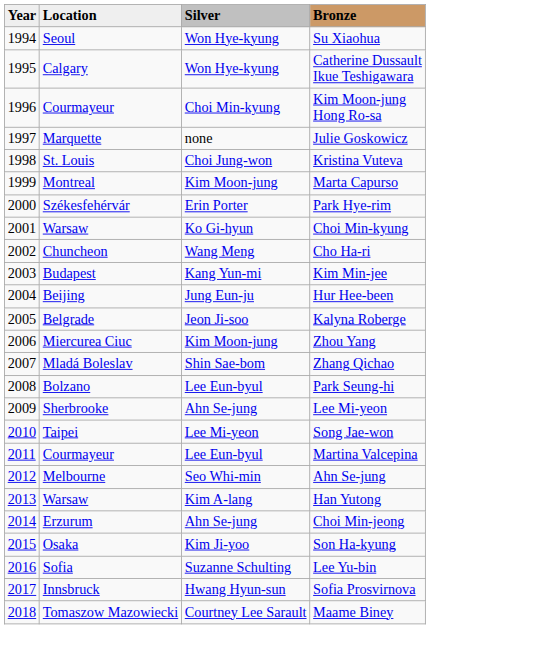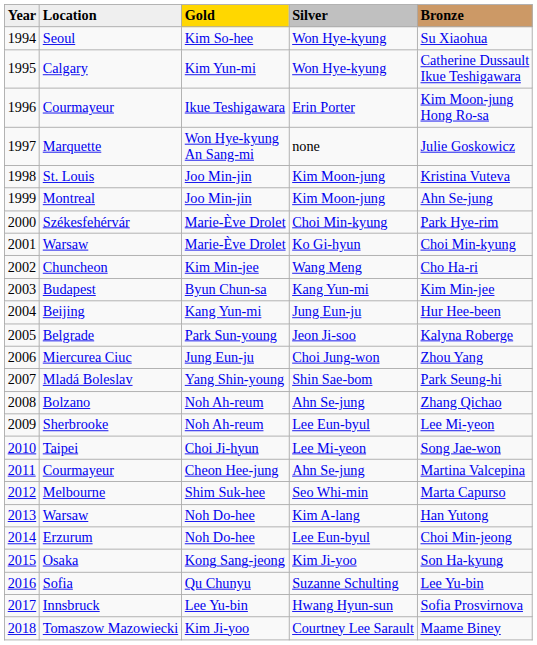+ column: (200, 15)
(232, 107) Choi Min-kyung -> (324, 107) Erin Porter
(228, 160) Choi Jung-won -> (339, 176) Kim Moon-jung
(356, 183) Marta Capurso -> (457, 199) Ahn Se-jung
(216, 205) Erin Porter -> (340, 221) Choi Min-kyung
(231, 341) Kim Moon-jung -> (336, 357) Choi Jung-won
(354, 364) Zhang Qichao -> (461, 380) Park Seung-hi
(224, 386) Lee Eun-byul -> (328, 402) Ahn Se-jung
(354, 386) Park Seung-hi -> (461, 402) Zhang Qichao
(221, 409) Ahn Se-jung -> (331, 425) Lee Eun-byul
(224, 454) Lee Eun-byul -> (328, 470) Ahn Se-jung
(349, 476) Ahn Se-jung -> (463, 492) Marta Capurso
(221, 522) Ahn Se-jung -> (331, 538) Lee Eun-byul
